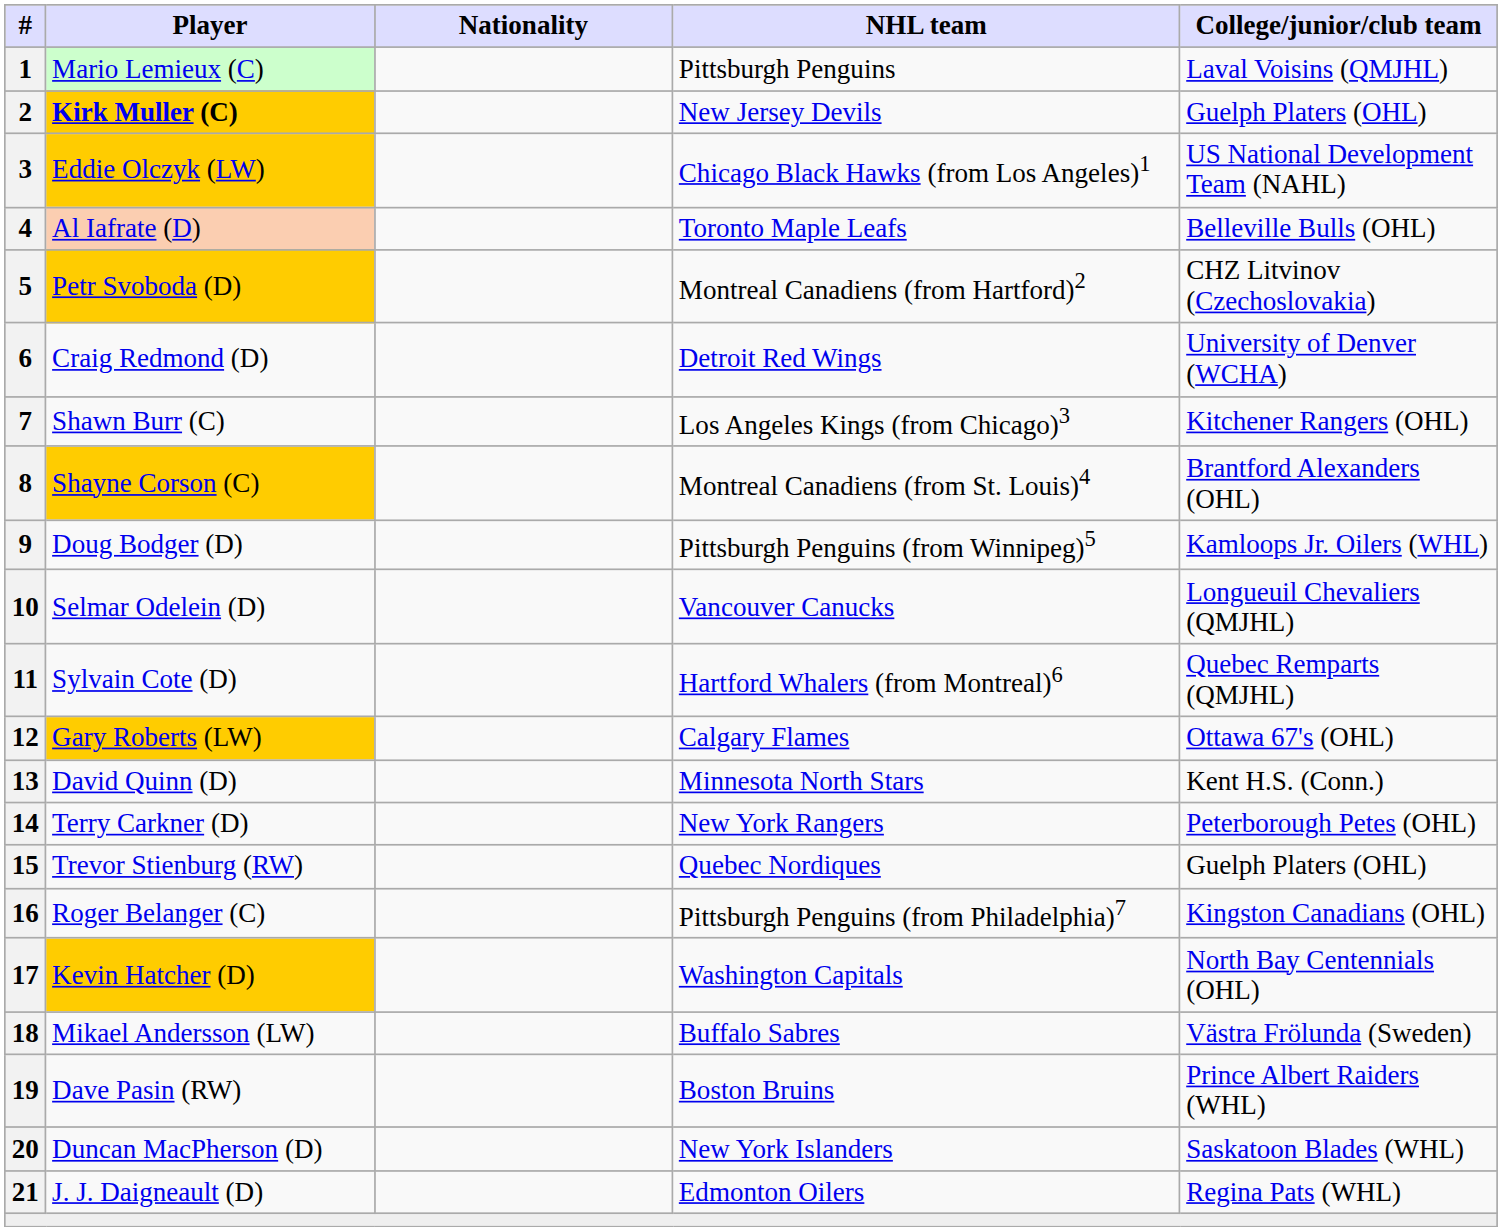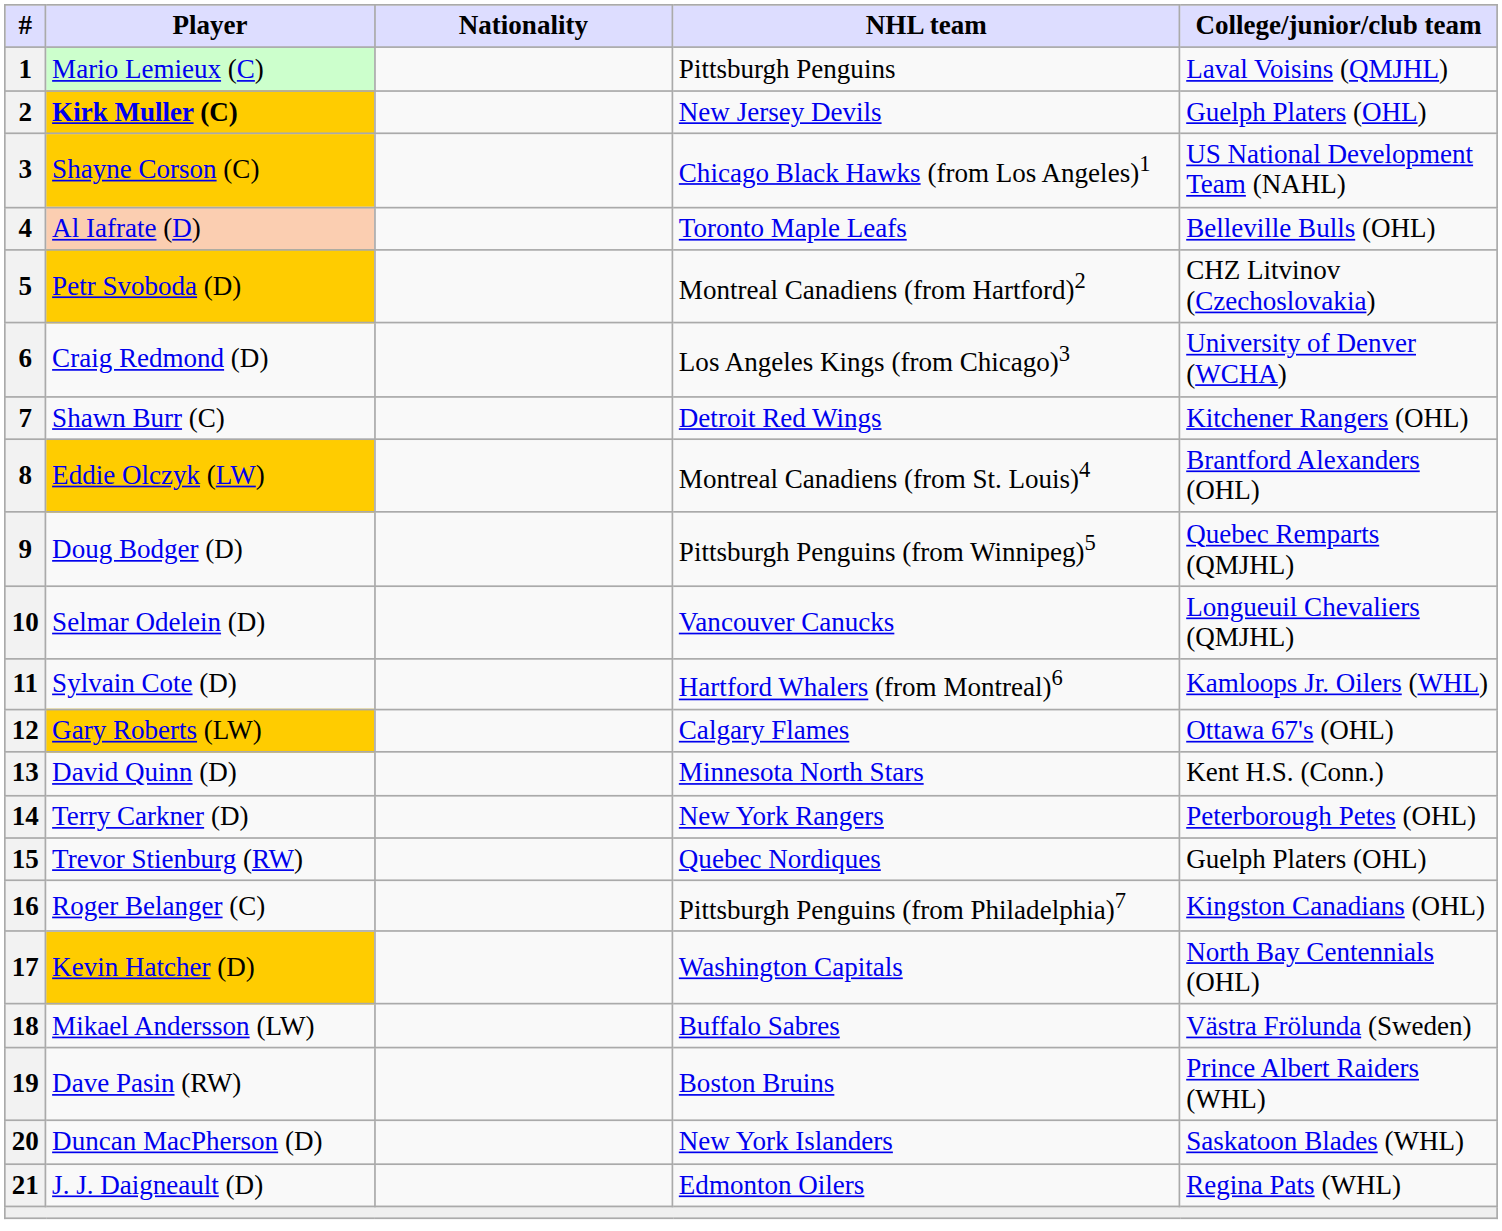(158, 169) Eddie Olczyk (LW) -> (156, 169) Shayne Corson (C)
(780, 359) Detroit Red Wings -> (874, 359) Los Angeles Kings (from Chicago)3
(874, 421) Los Angeles Kings (from Chicago)3 -> (780, 417) Detroit Red Wings
(156, 482) Shayne Corson (C) -> (158, 475) Eddie Olczyk (LW)
(1337, 544) Kamloops Jr. Oilers (WHL) -> (1283, 548) Quebec Remparts (QMJHL)
(1283, 679) Quebec Remparts (QMJHL) -> (1337, 683) Kamloops Jr. Oilers (WHL)
